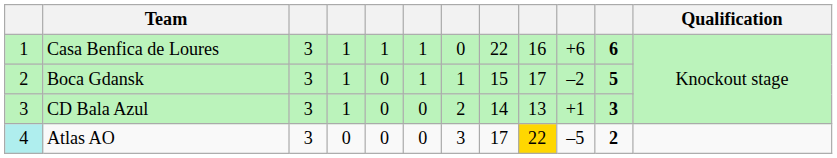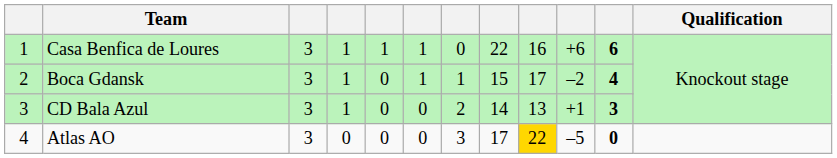(613, 79) 5 -> (613, 79) 4
(24, 138) paleturquoise background -> (24, 138) no background
(613, 138) 2 -> (613, 138) 0
